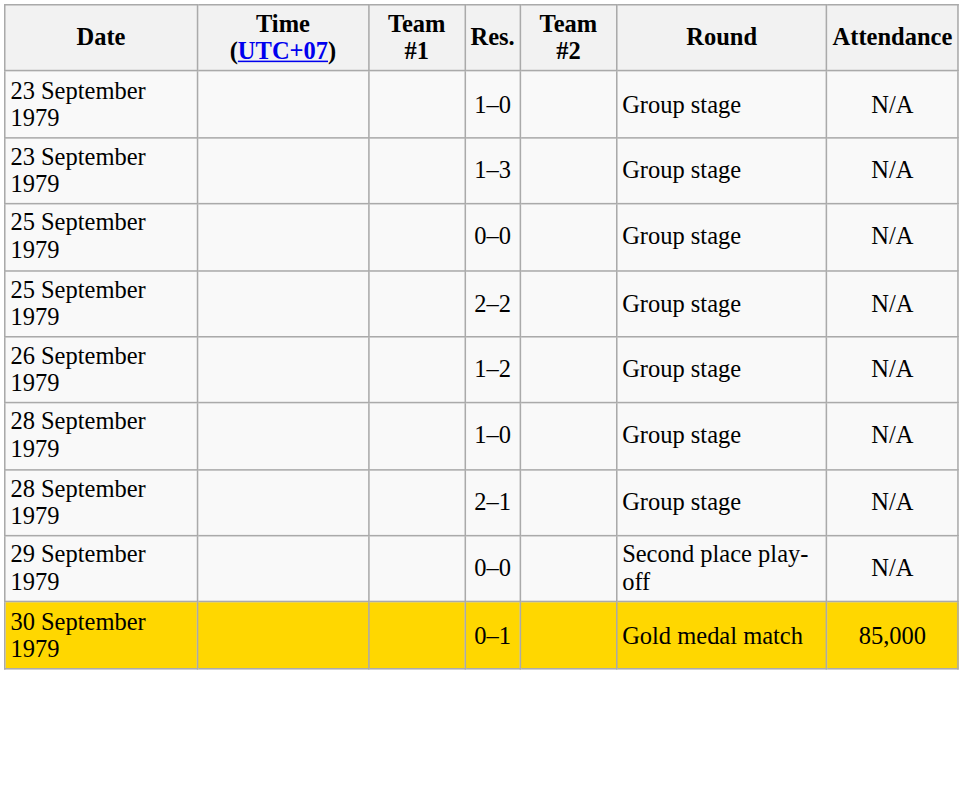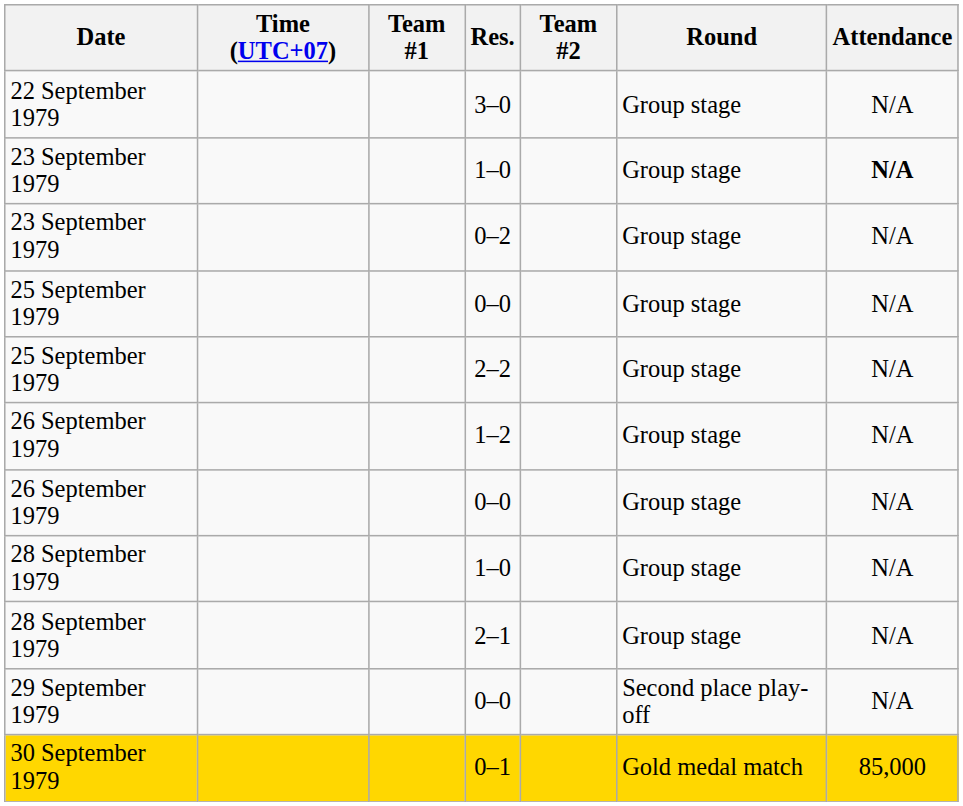+ row: (78, 104)
(892, 104) normal -> (892, 170) bold
+ row: (78, 236)
- row: (78, 170)
+ row: (78, 502)
